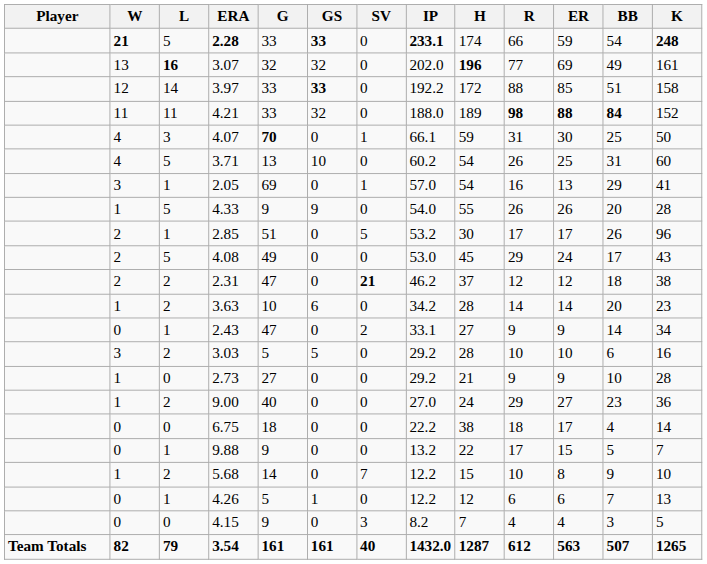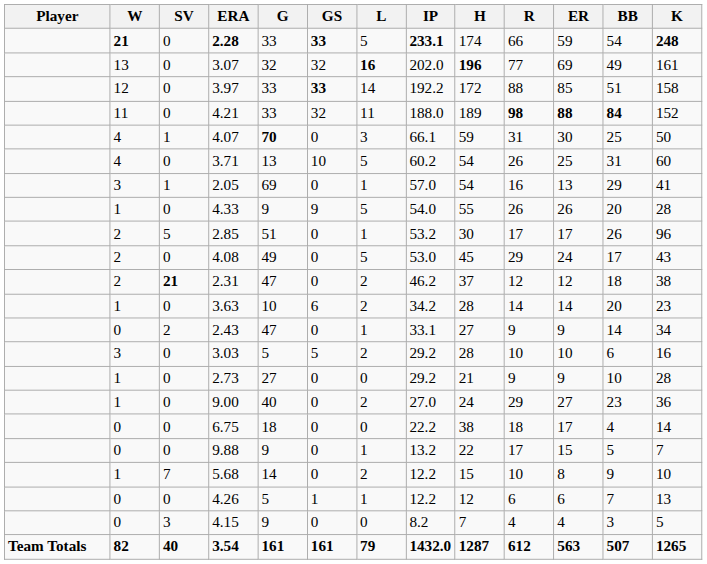columns swapped: (184, 16) <-> (381, 16)
